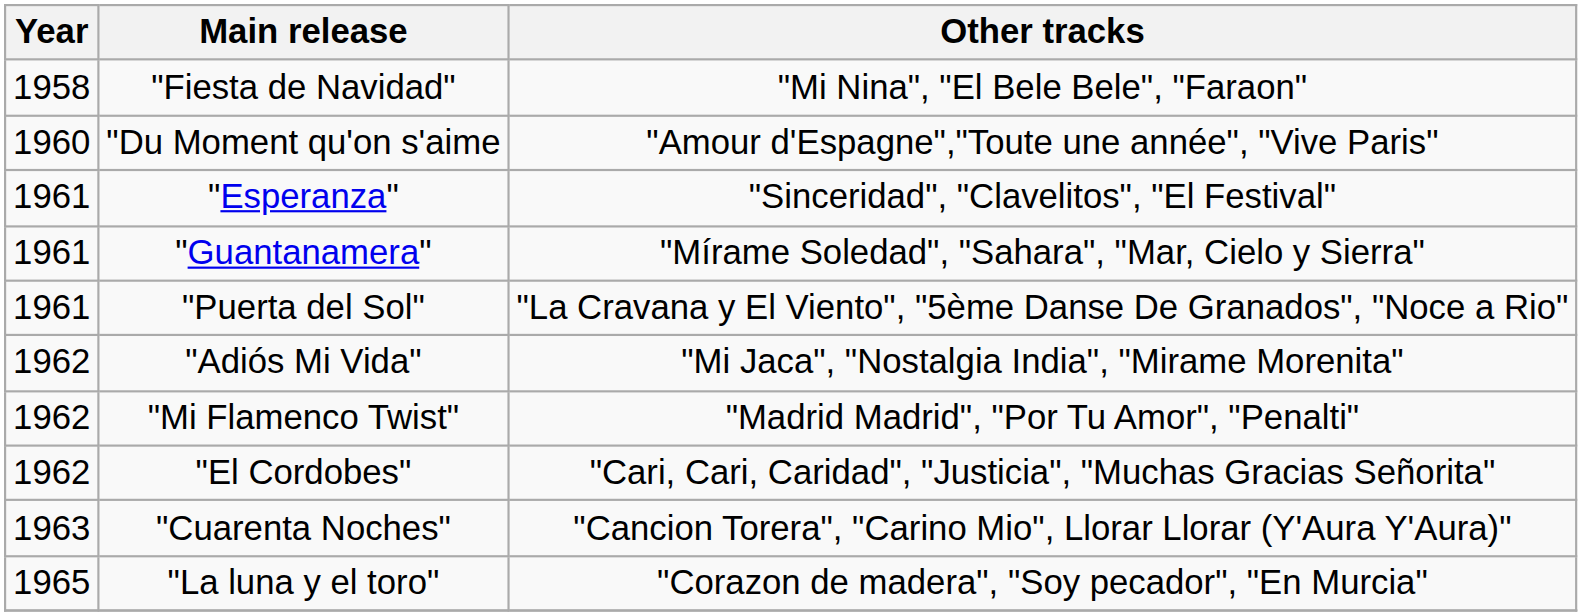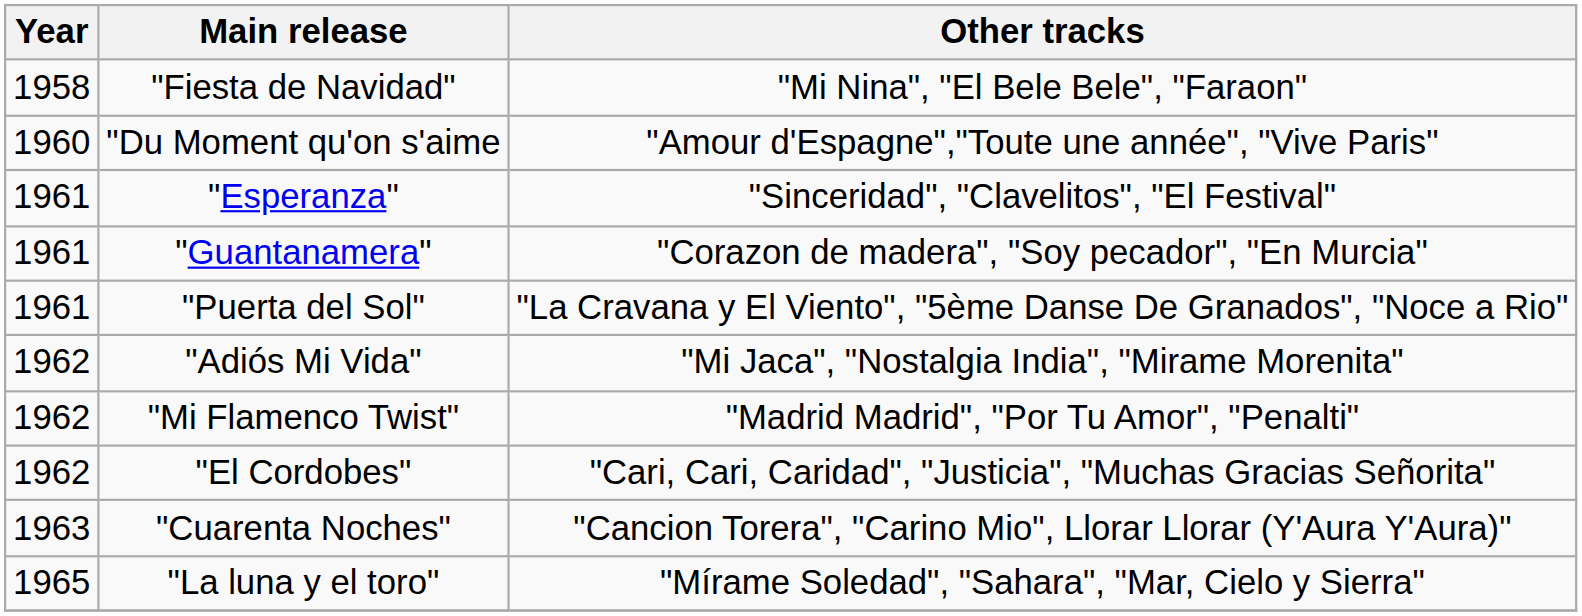(1042, 252) "Mírame Soledad", "Sahara", "Mar, Cielo y Sierra" -> (1042, 252) "Corazon de madera", "Soy pecador", "En Murcia"
(1042, 582) "Corazon de madera", "Soy pecador", "En Murcia" -> (1042, 582) "Mírame Soledad", "Sahara", "Mar, Cielo y Sierra"
